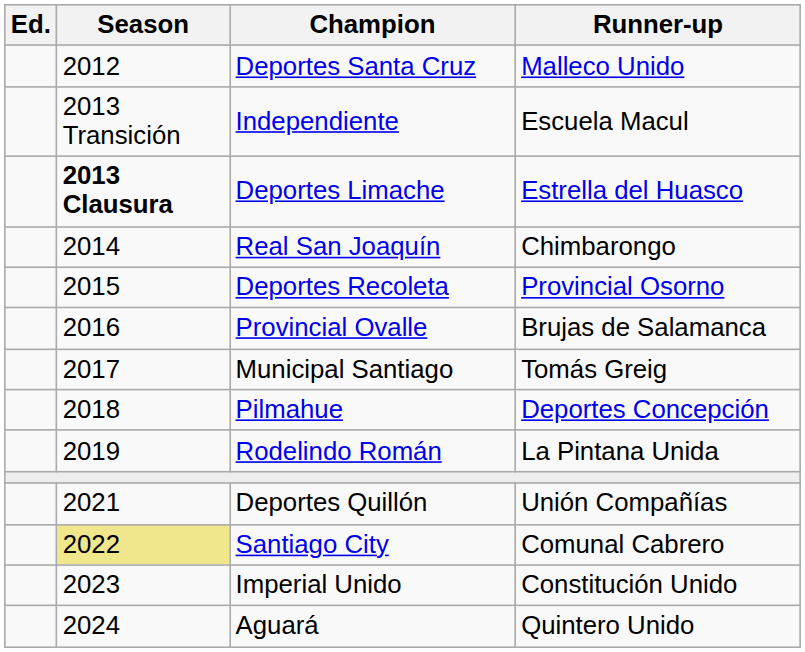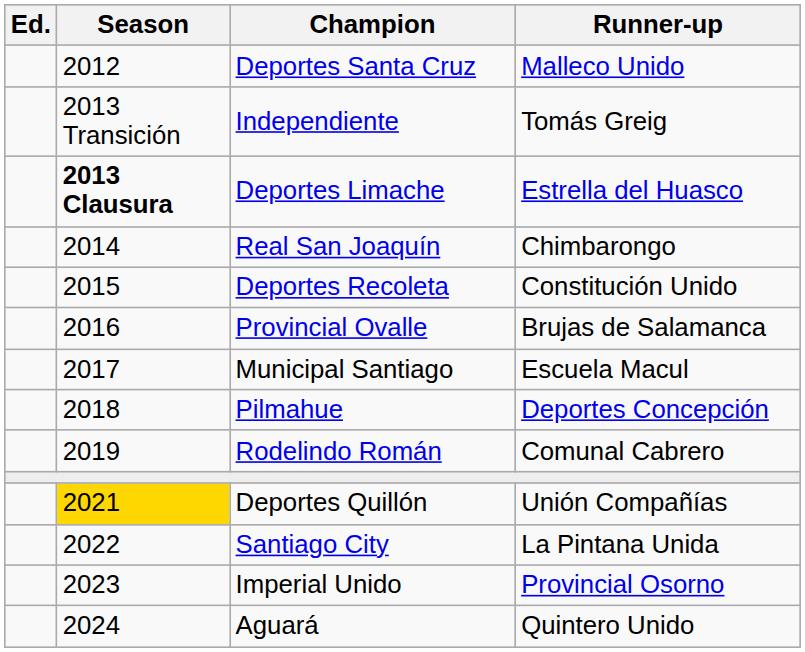(605, 121) Escuela Macul -> (594, 121) Tomás Greig
(623, 287) Provincial Osorno -> (629, 287) Constitución Unido
(594, 368) Tomás Greig -> (605, 368) Escuela Macul
(620, 450) La Pintana Unida -> (623, 450) Comunal Cabrero
(91, 503) no background -> (91, 503) gold background
(91, 544) khaki background -> (91, 544) no background
(623, 544) Comunal Cabrero -> (620, 544) La Pintana Unida
(629, 585) Constitución Unido -> (623, 585) Provincial Osorno
